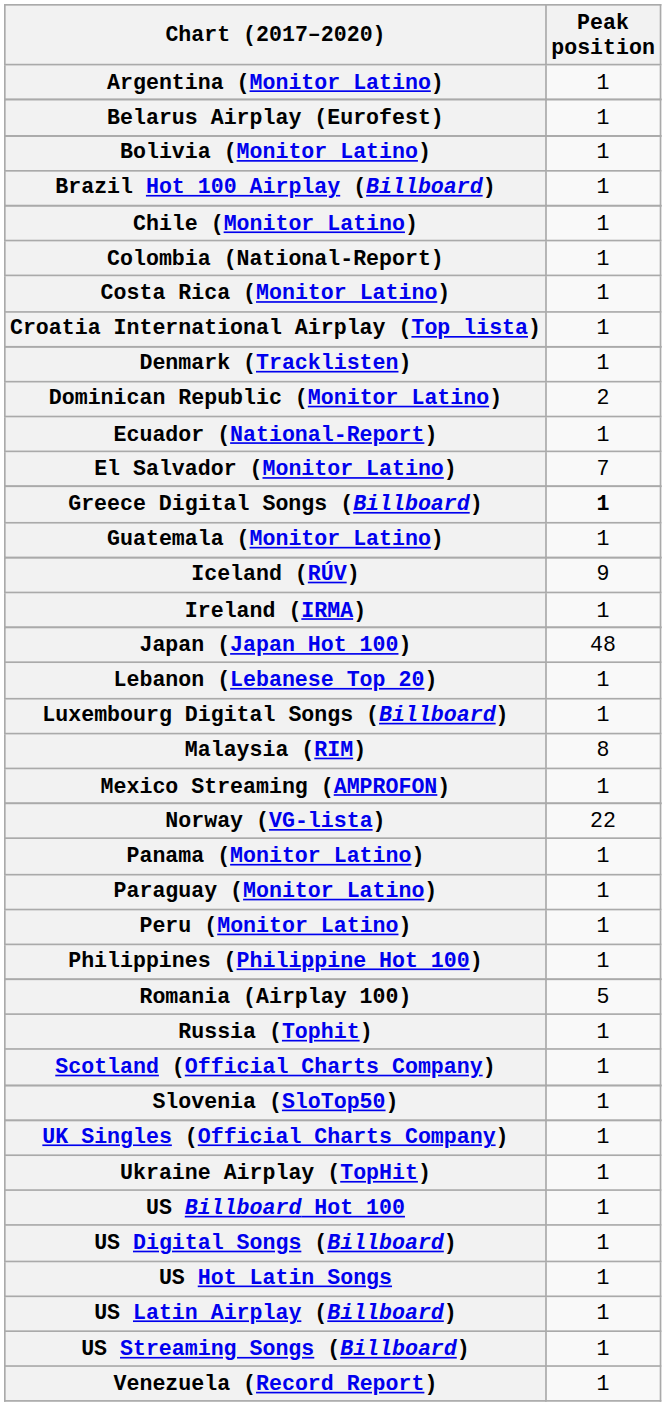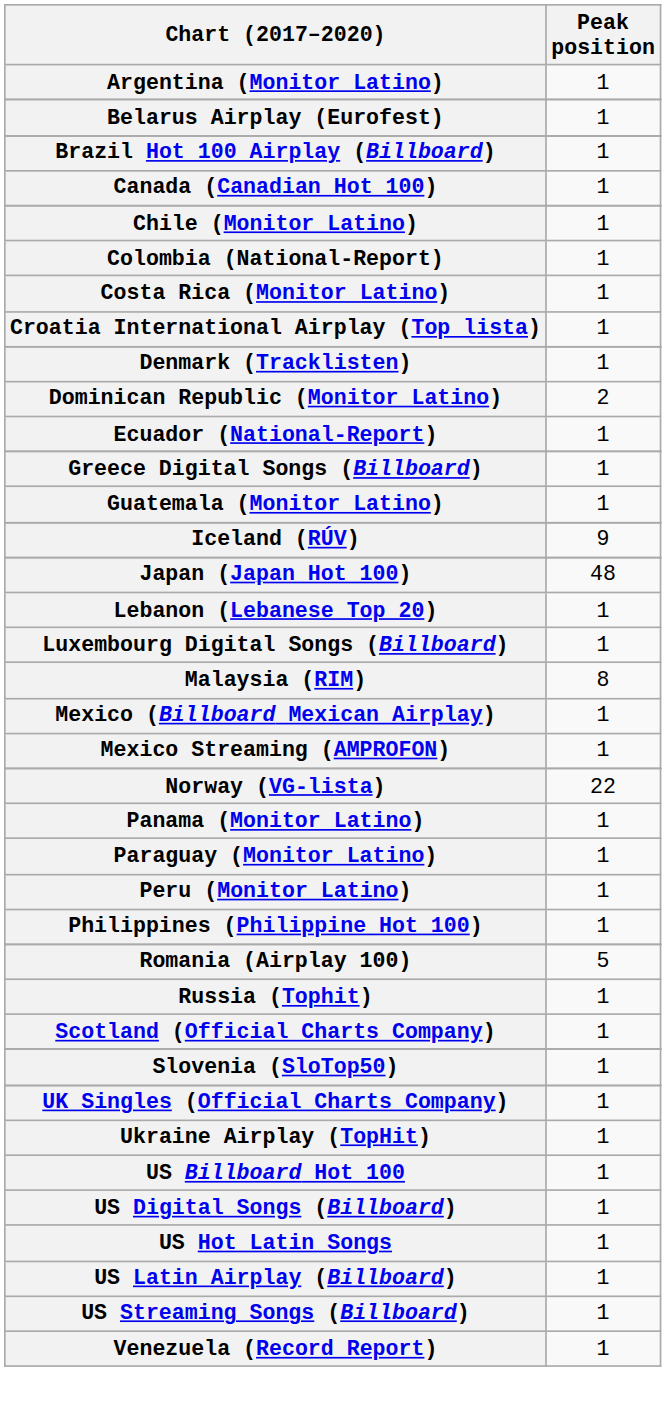- row: (275, 153)
+ row: (275, 188)
- row: (275, 469)
(603, 505) bold -> (603, 469) normal
- row: (275, 610)
+ row: (275, 716)
